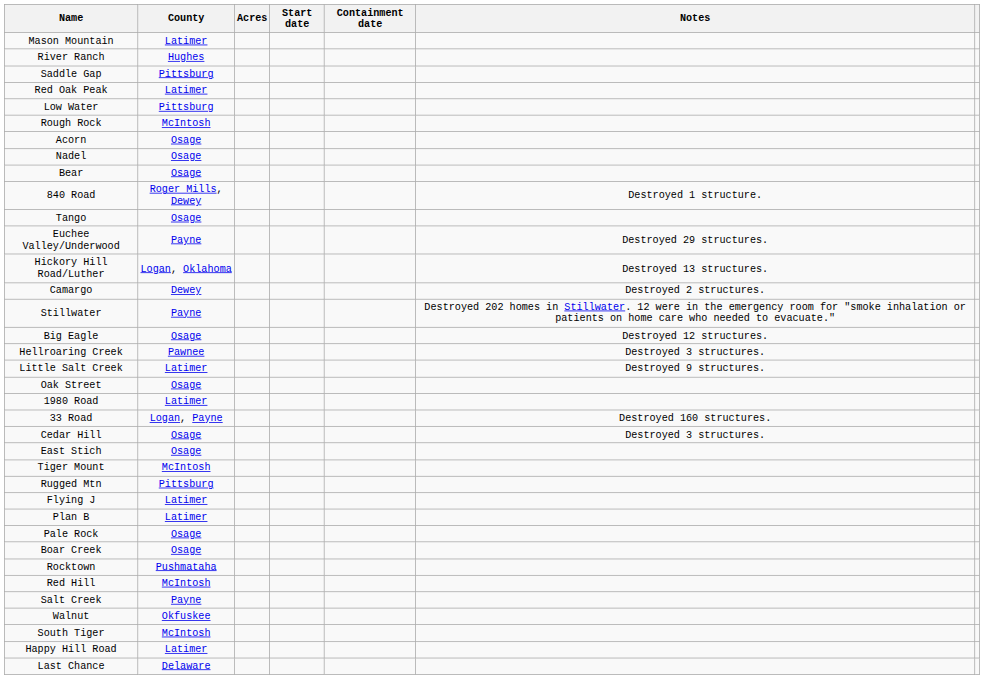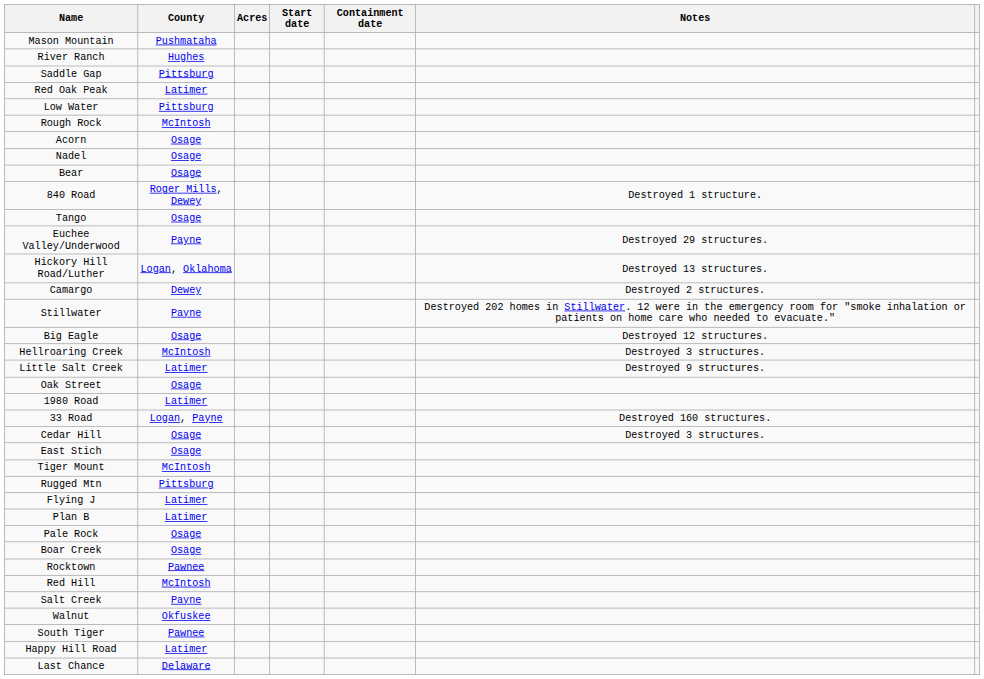(186, 41) Latimer -> (186, 41) Pushmataha
(186, 352) Pawnee -> (186, 352) McIntosh
(186, 567) Pushmataha -> (186, 567) Pawnee
(186, 633) McIntosh -> (186, 633) Pawnee
